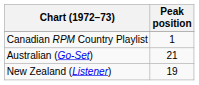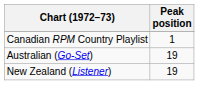(172, 55) 21 -> (172, 55) 19
